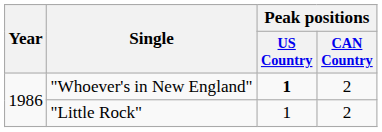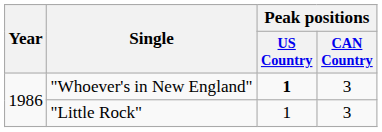(347, 86) 2 -> (347, 86) 3
(347, 113) 2 -> (347, 113) 3
